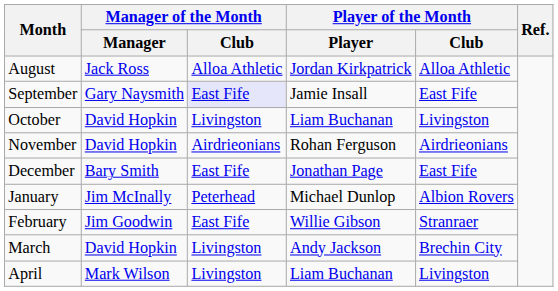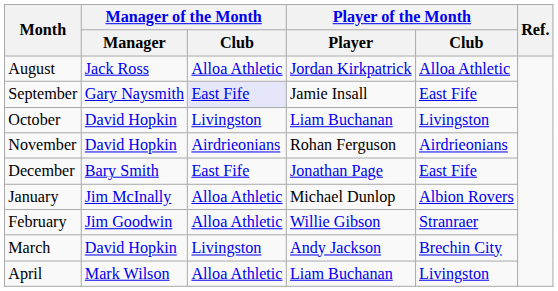(223, 196) Peterhead -> (237, 196) Alloa Athletic
(220, 222) East Fife -> (237, 222) Alloa Athletic
(226, 273) Livingston -> (237, 273) Alloa Athletic
